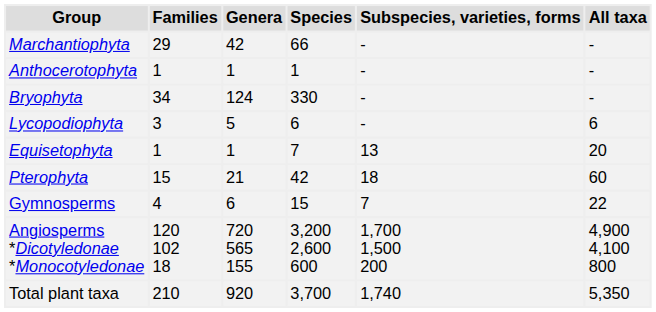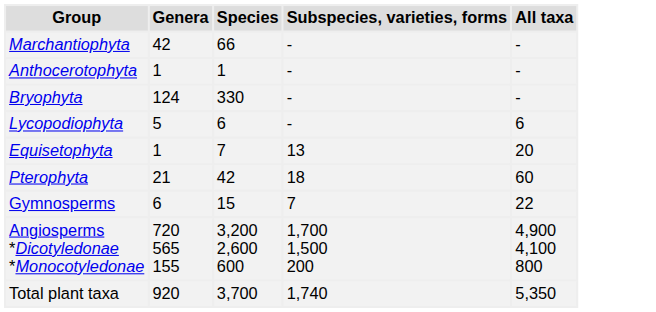- column: (185, 18)
